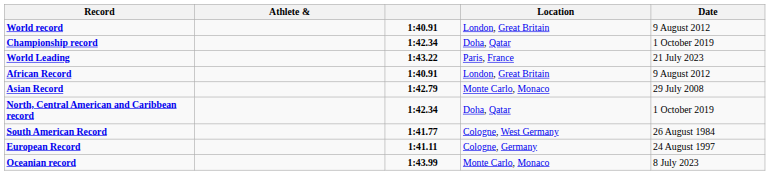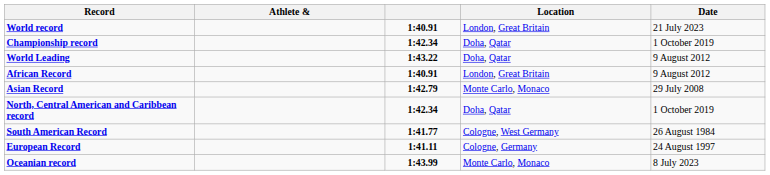(682, 27) 9 August 2012 -> (678, 27) 21 July 2023
(488, 58) Paris, France -> (487, 58) Doha, Qatar
(678, 58) 21 July 2023 -> (682, 58) 9 August 2012
